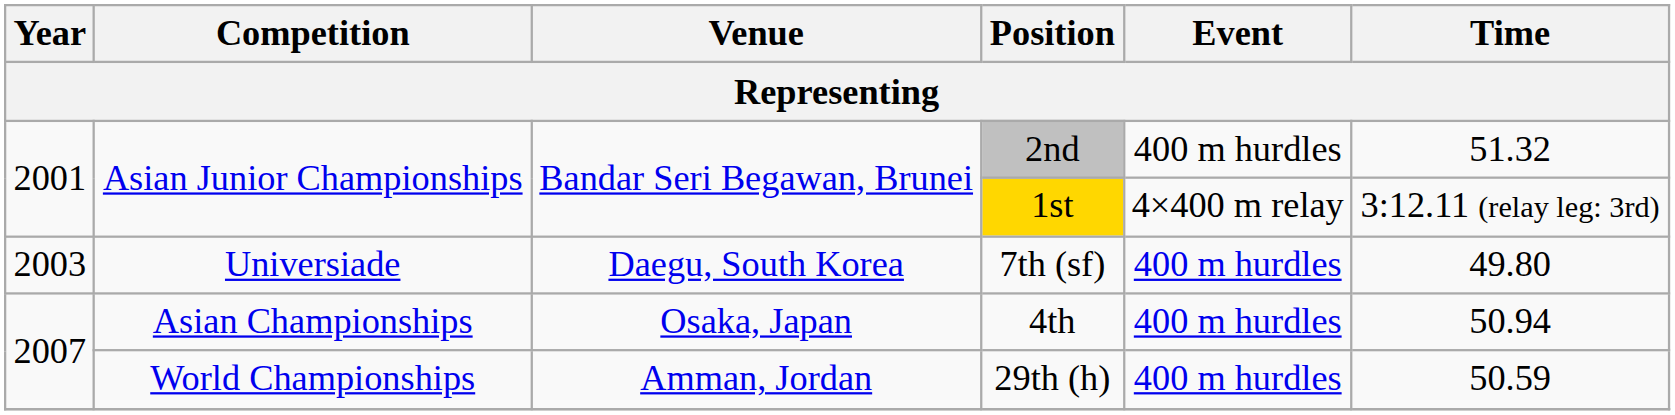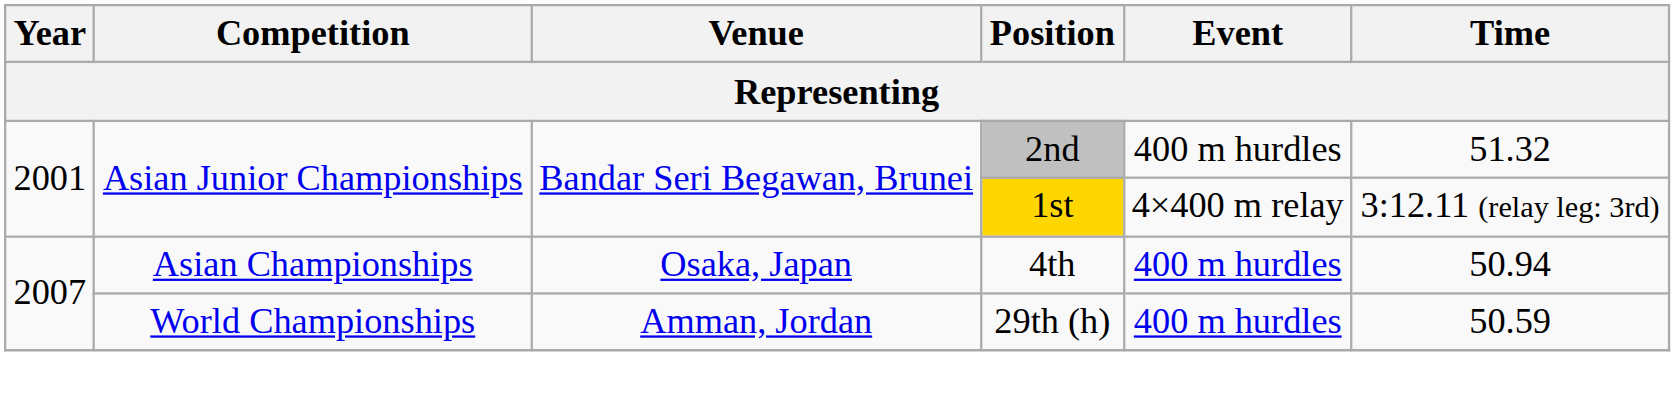- row: (1052, 263)
